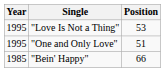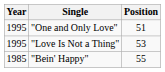rows swapped: (75, 28) <-> (74, 43)
(141, 59) 66 -> (141, 59) 55
